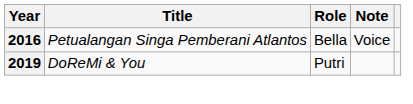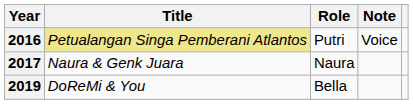(177, 39) no background -> (177, 39) khaki background
(330, 39) Bella -> (329, 39) Putri
+ row: (24, 63)
(329, 63) Putri -> (330, 87) Bella
